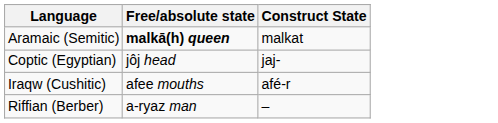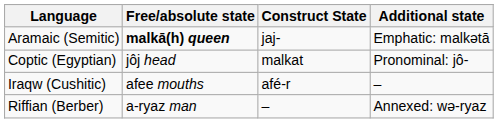+ column: (431, 16)
(282, 39) malkat -> (271, 39) jaj-
(271, 61) jaj- -> (282, 61) malkat
